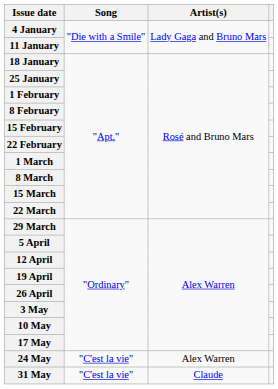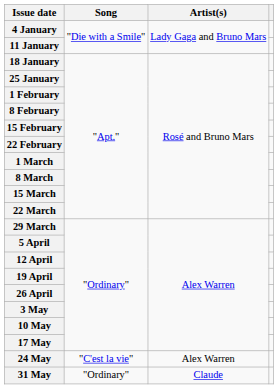(106, 375) "C'est la vie" -> (106, 375) "Ordinary"
